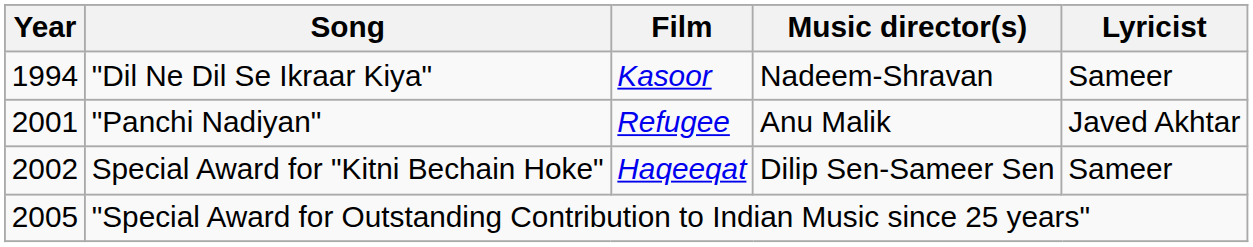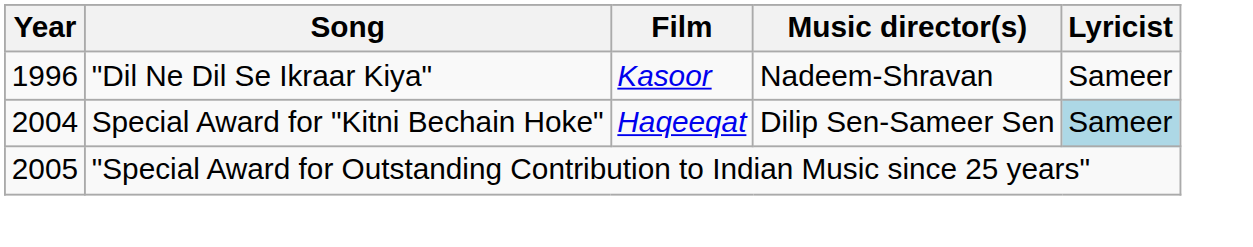(45, 75) 1994 -> (45, 75) 1996
- row: (207, 122)
(45, 169) 2002 -> (45, 122) 2004
(1120, 169) no background -> (1120, 122) lightblue background
